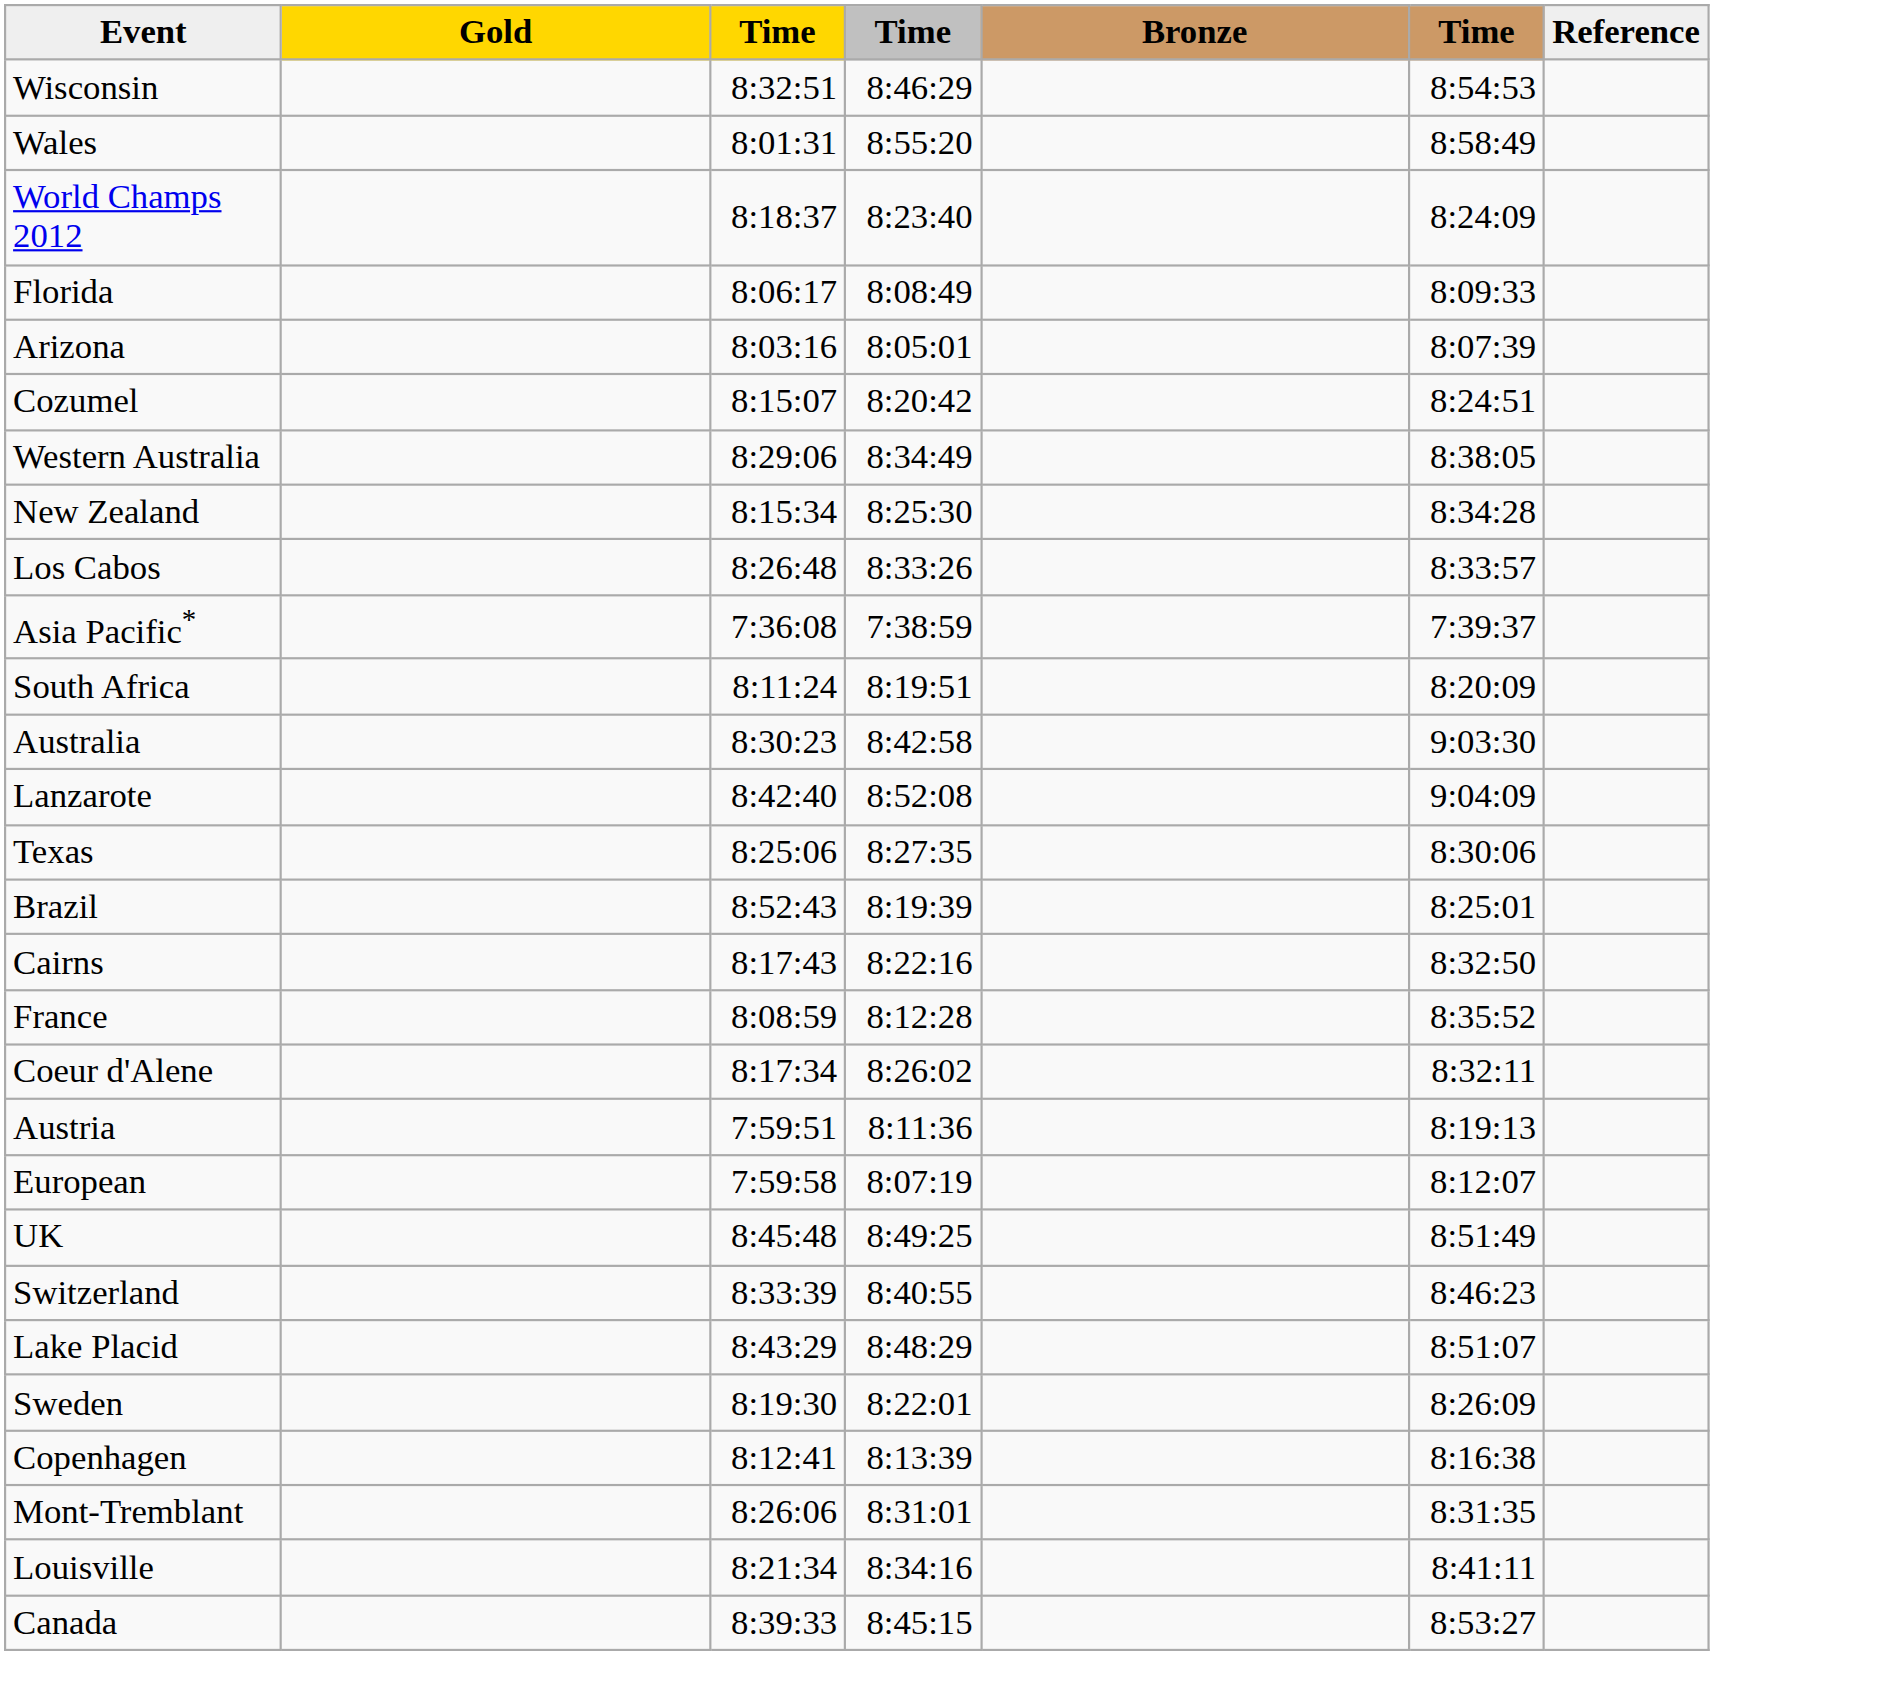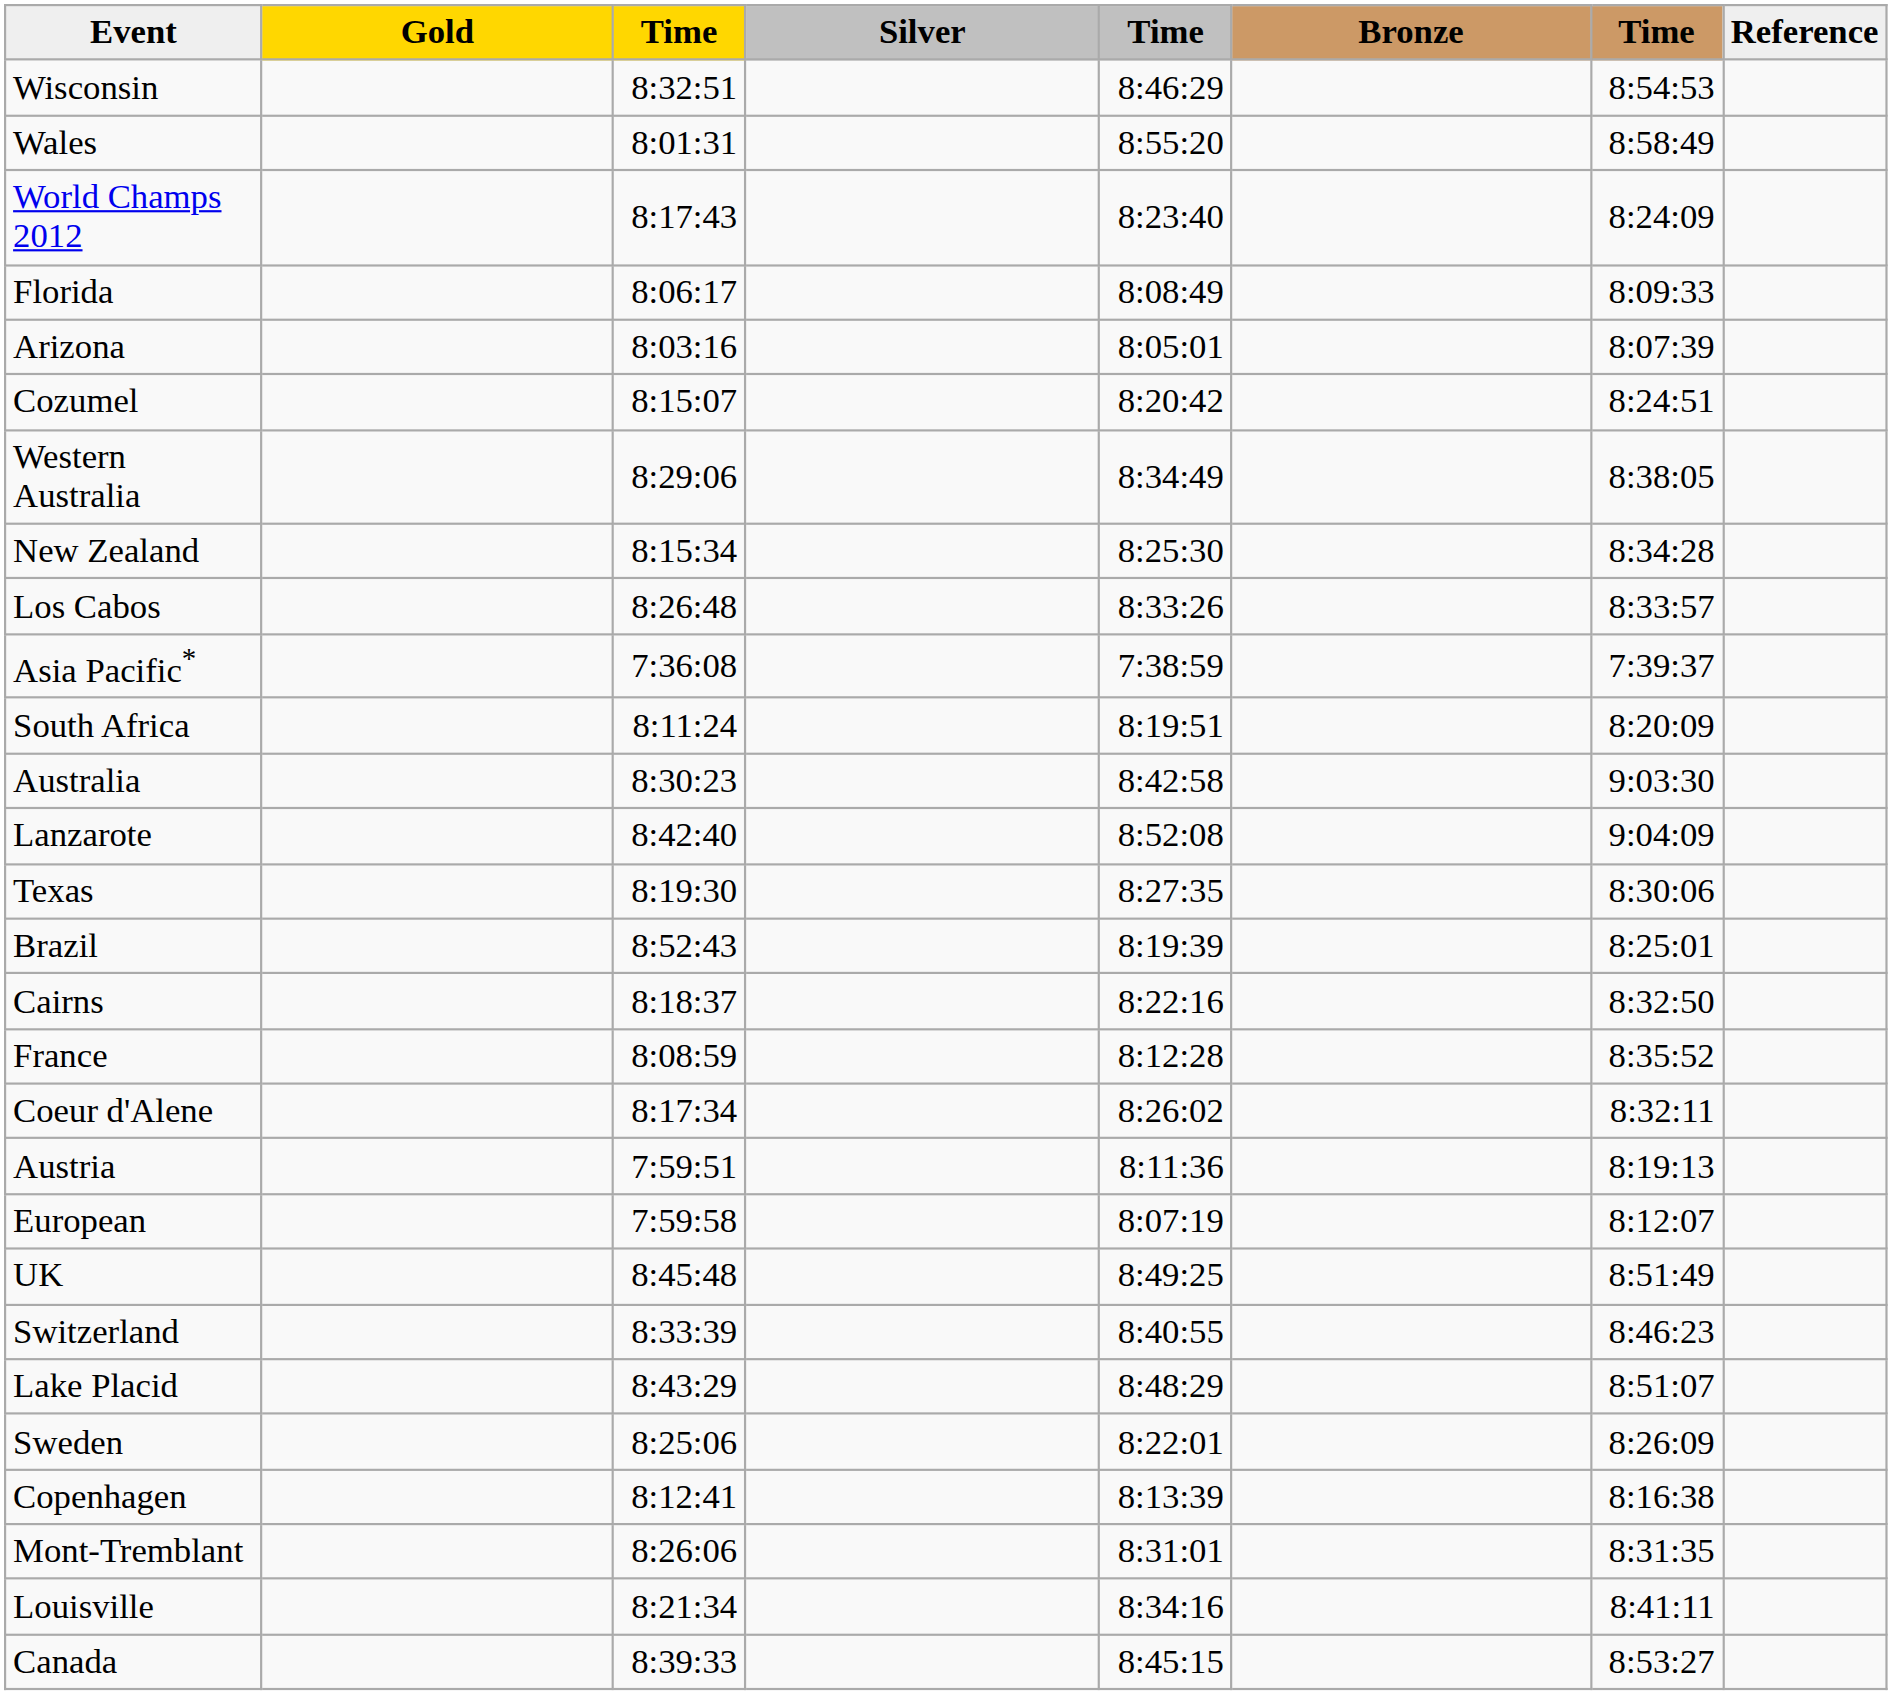+ column: (922, 32)
(784, 216) 8:18:37 -> (684, 216) 8:17:43
(784, 851) 8:25:06 -> (684, 890) 8:19:30
(784, 961) 8:17:43 -> (684, 1000) 8:18:37
(784, 1402) 8:19:30 -> (684, 1441) 8:25:06
